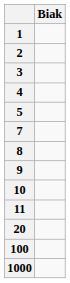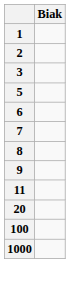- row: (20, 92)
+ row: (20, 111)
- row: (20, 190)
